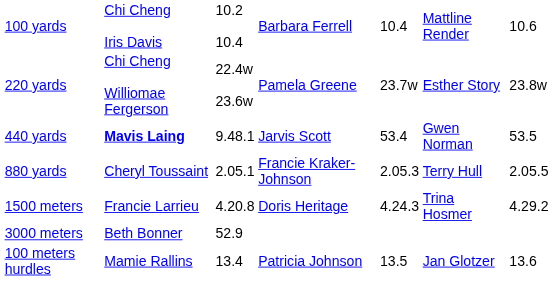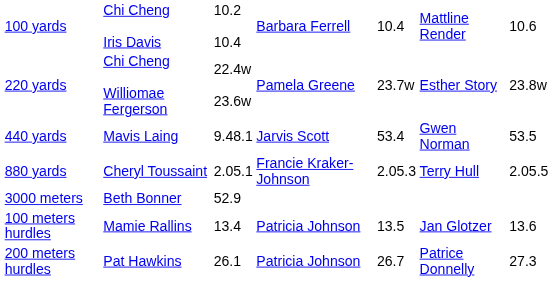(145, 136) bold -> (141, 136) normal
- row: (44, 206)
+ row: (40, 261)
